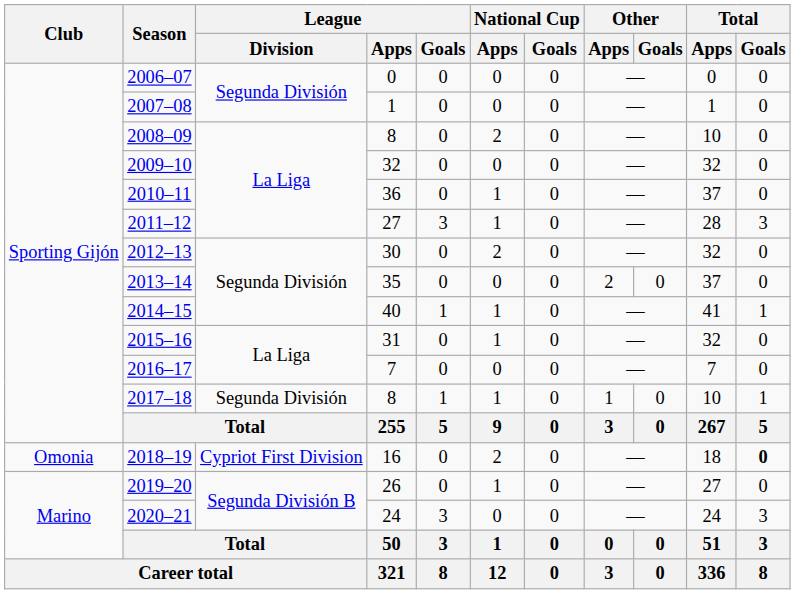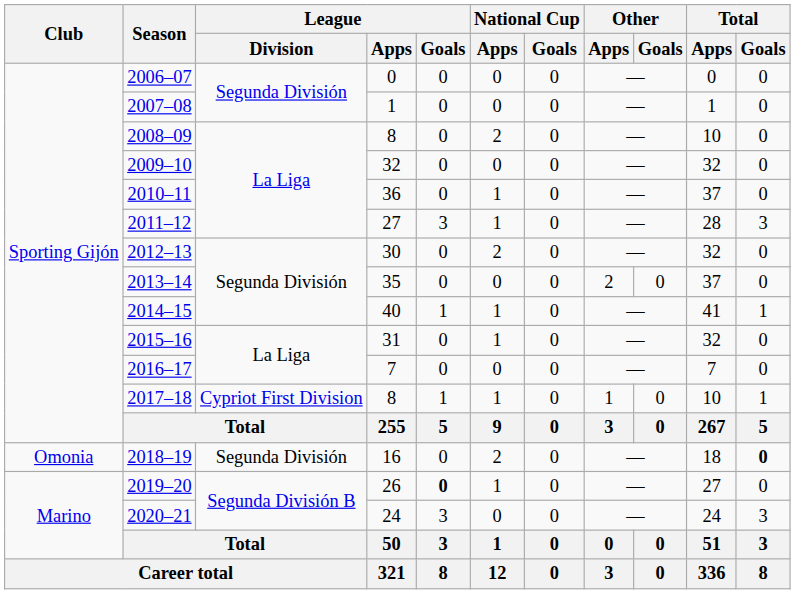(281, 398) Segunda División -> (281, 398) Cypriot First Division
(281, 456) Cypriot First Division -> (281, 456) Segunda División
(443, 485) normal -> (443, 485) bold
